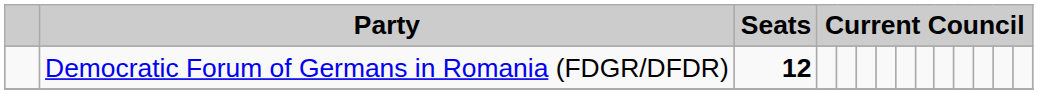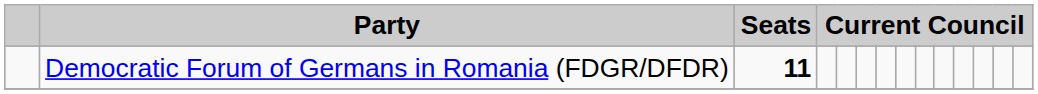(797, 67) 12 -> (797, 67) 11
